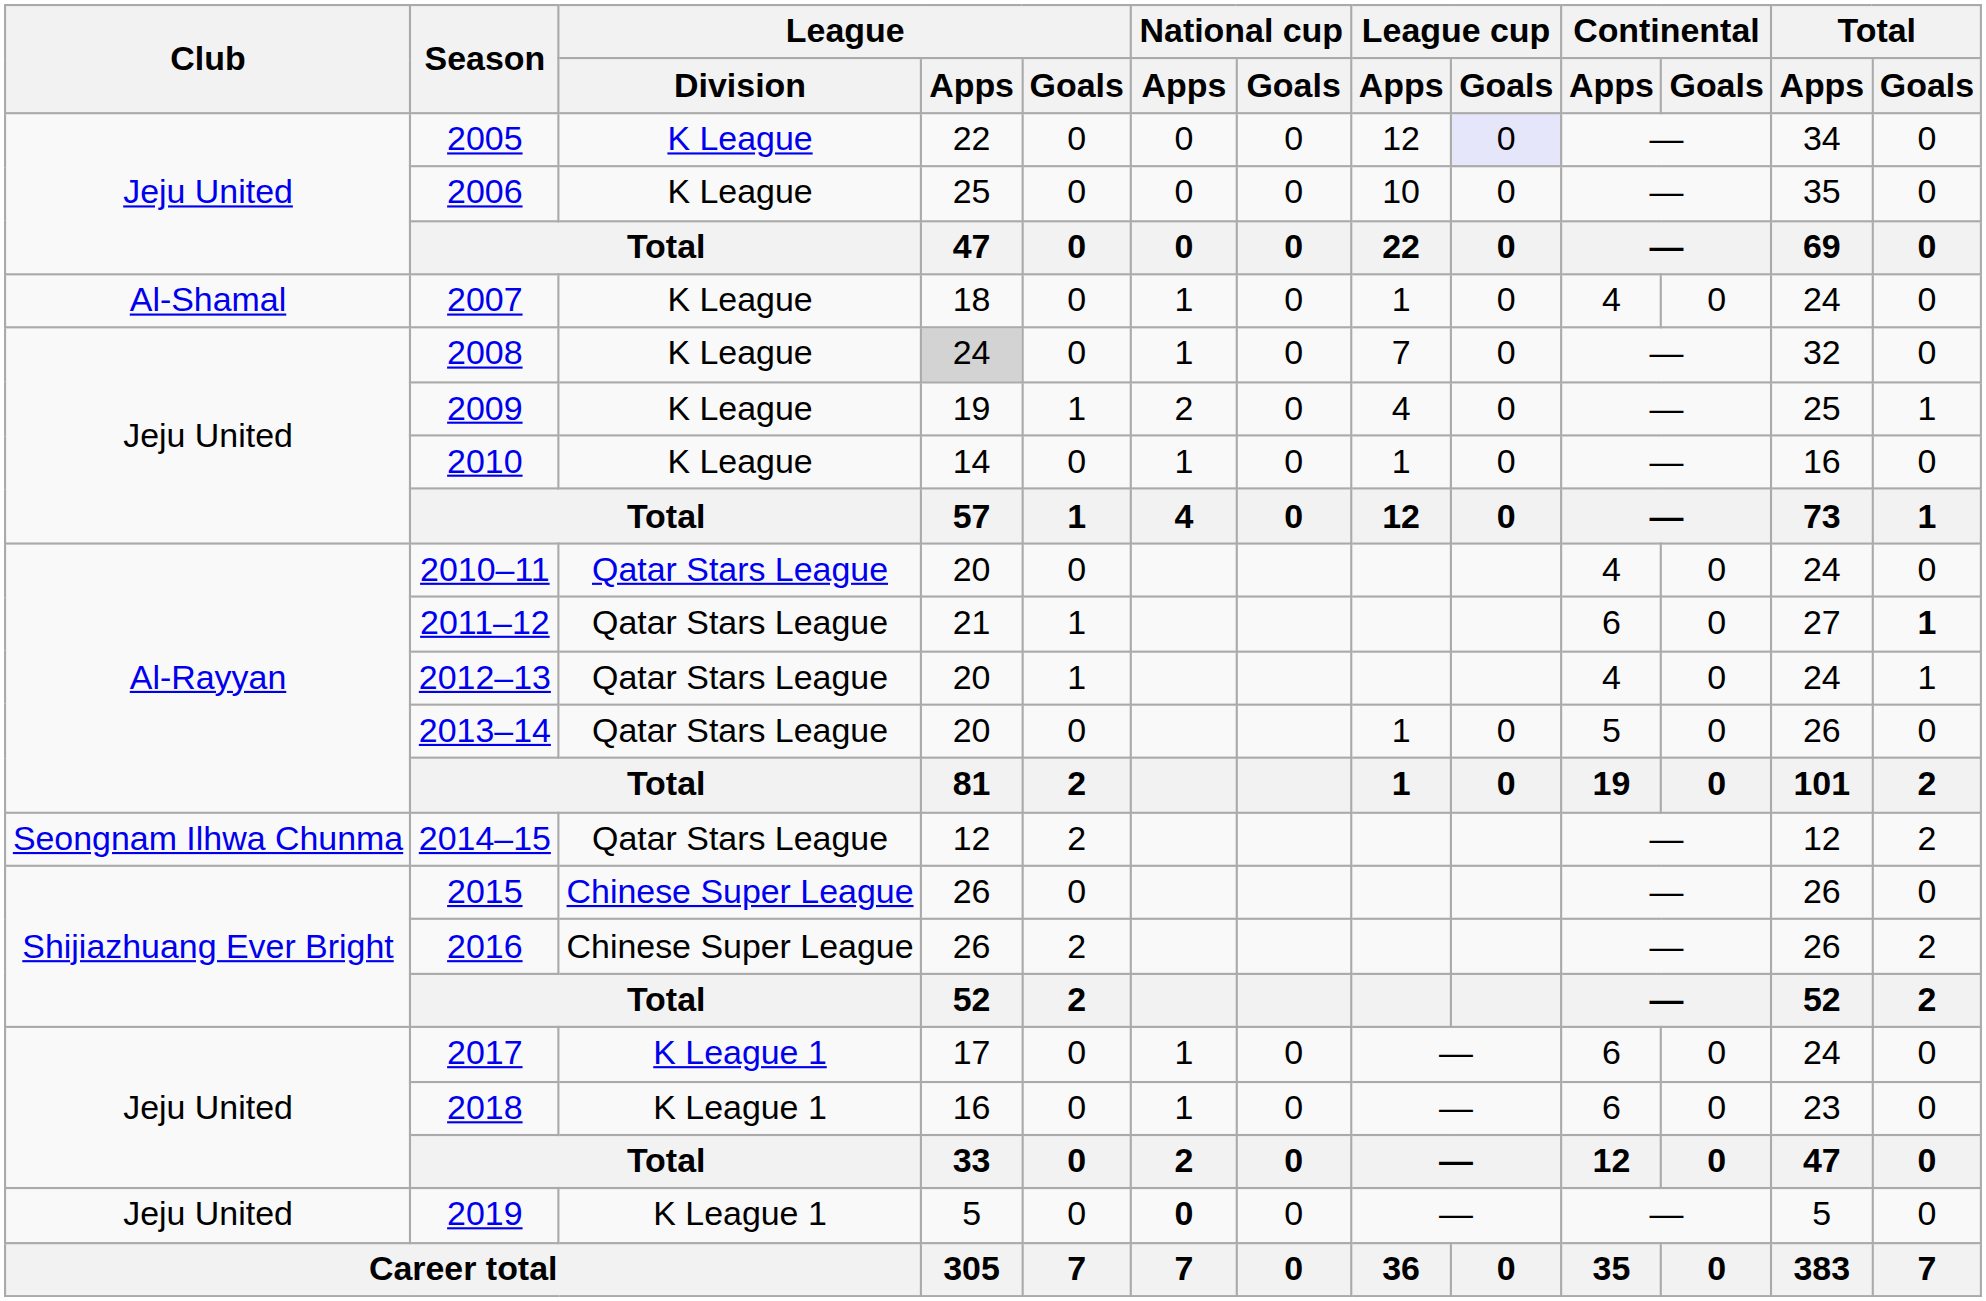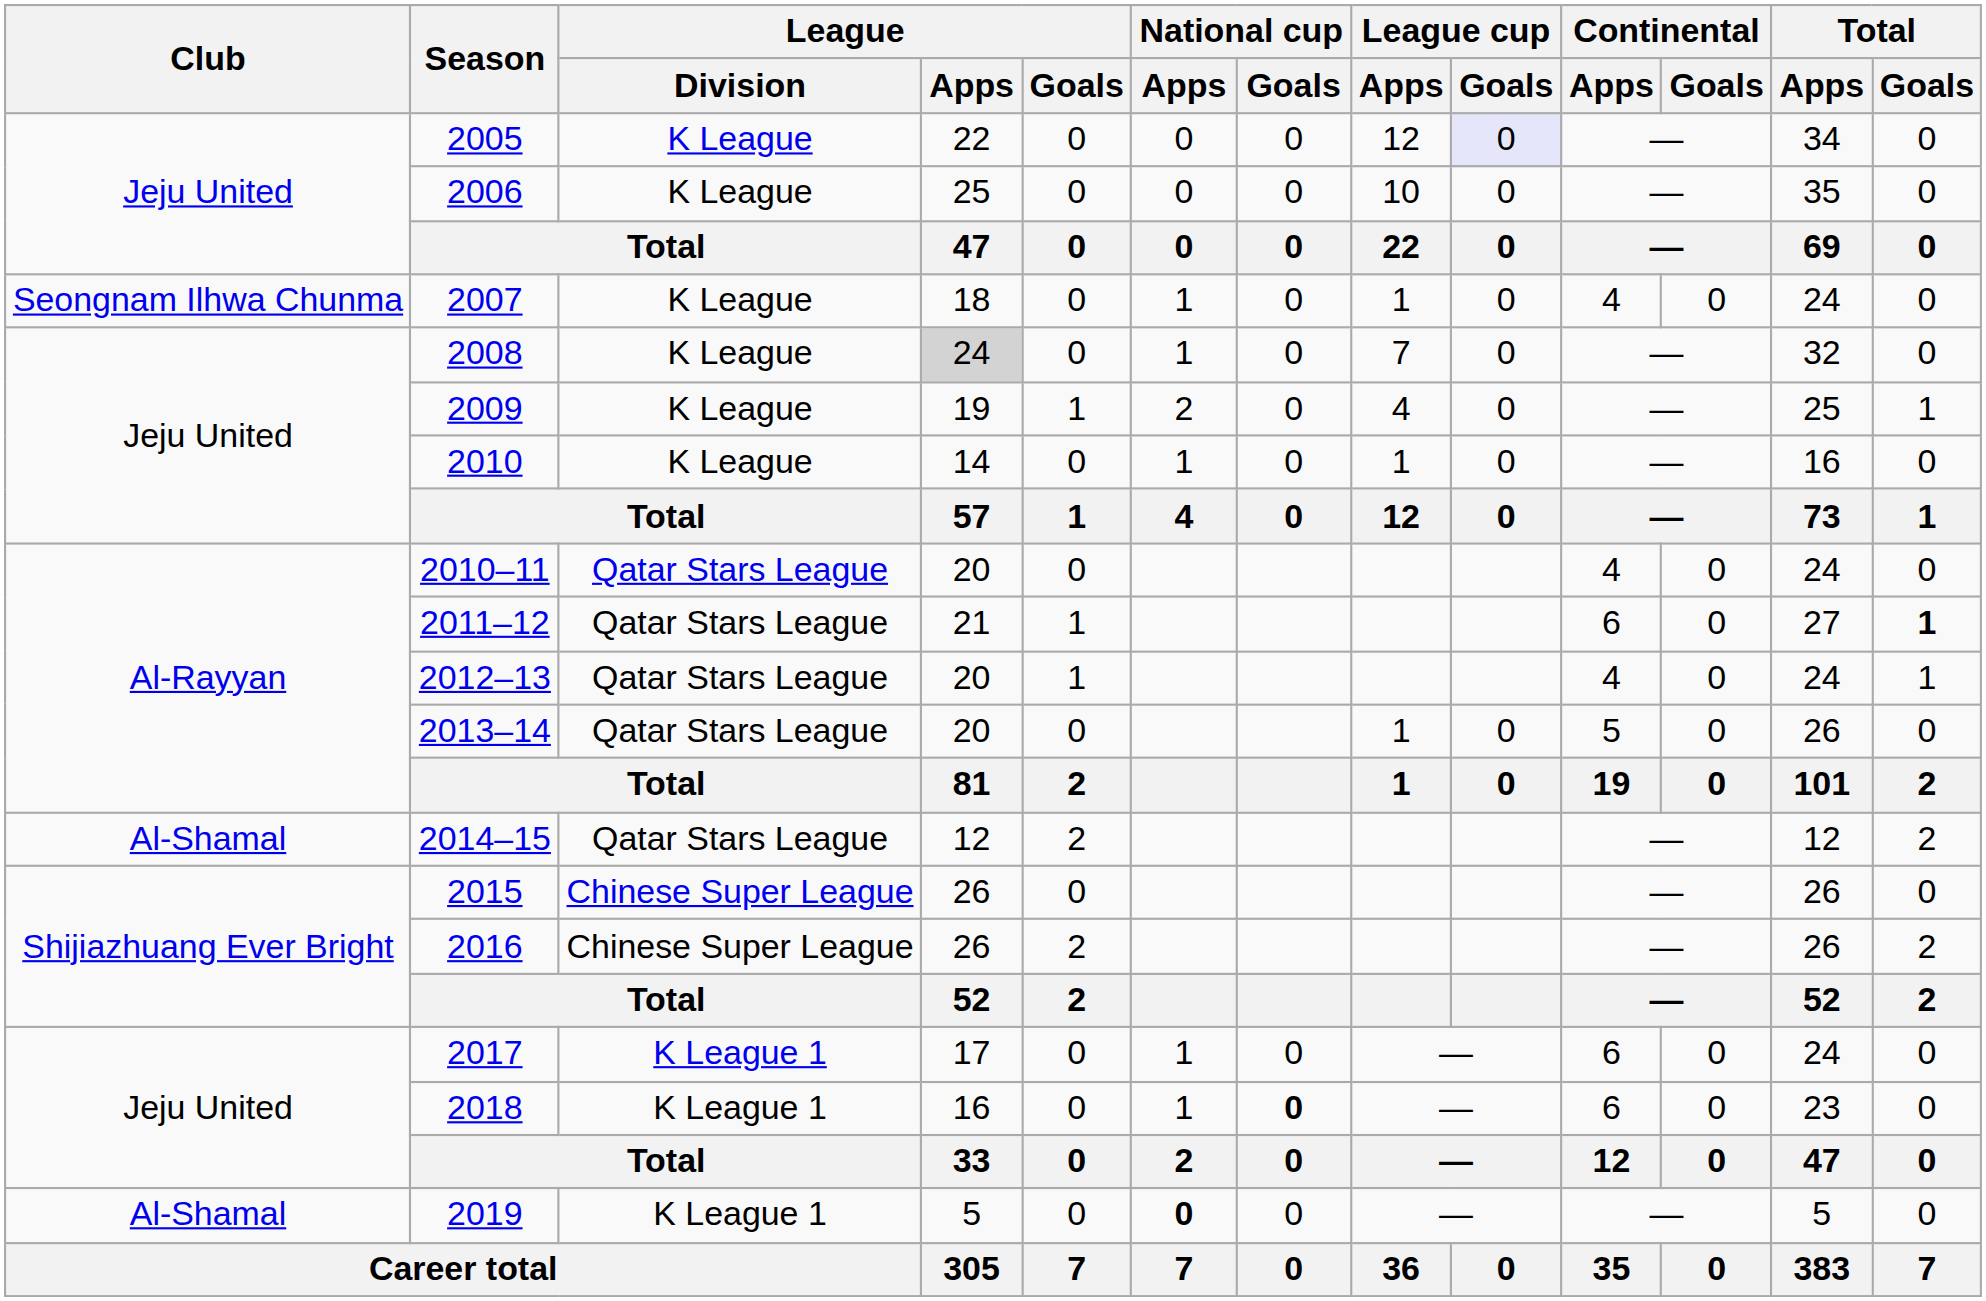(208, 300) Al-Shamal -> (208, 300) Seongnam Ilhwa Chunma
(208, 838) Seongnam Ilhwa Chunma -> (208, 838) Al-Shamal
(1294, 1107) normal -> (1294, 1107) bold
(208, 1214) Jeju United -> (208, 1214) Al-Shamal
